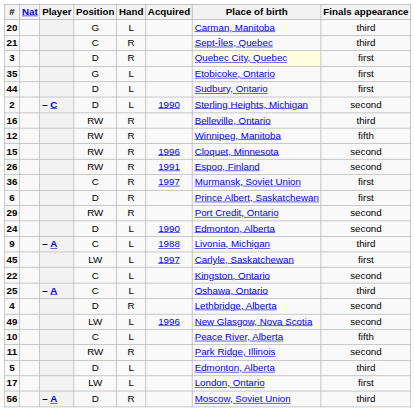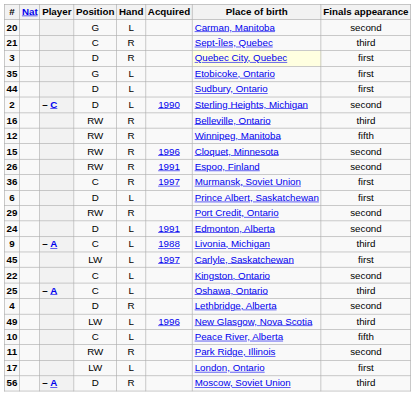(366, 27) third -> (366, 27) second
(131, 197) R -> (131, 197) L
(169, 228) 1990 -> (169, 228) 1991
(366, 321) second -> (366, 321) third
- row: (12, 368)
